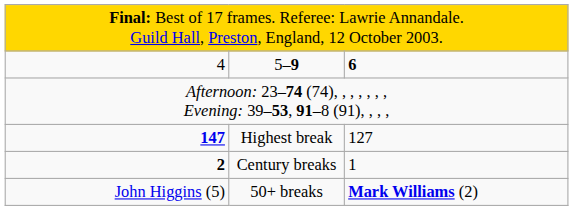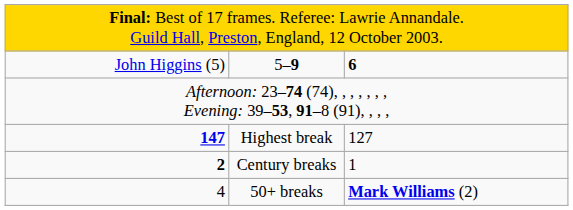(221, 64) 4 -> (170, 64) John Higgins (5)
(170, 192) John Higgins (5) -> (221, 192) 4
